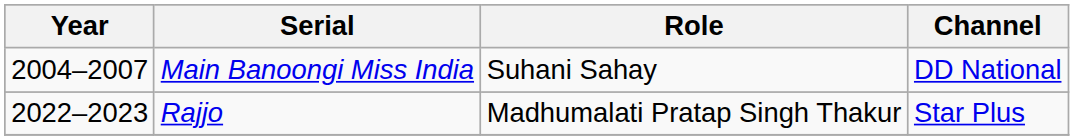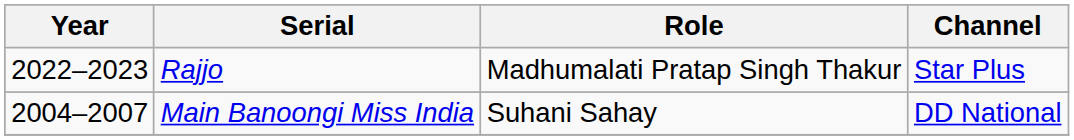rows swapped: (317, 69) <-> (192, 112)
